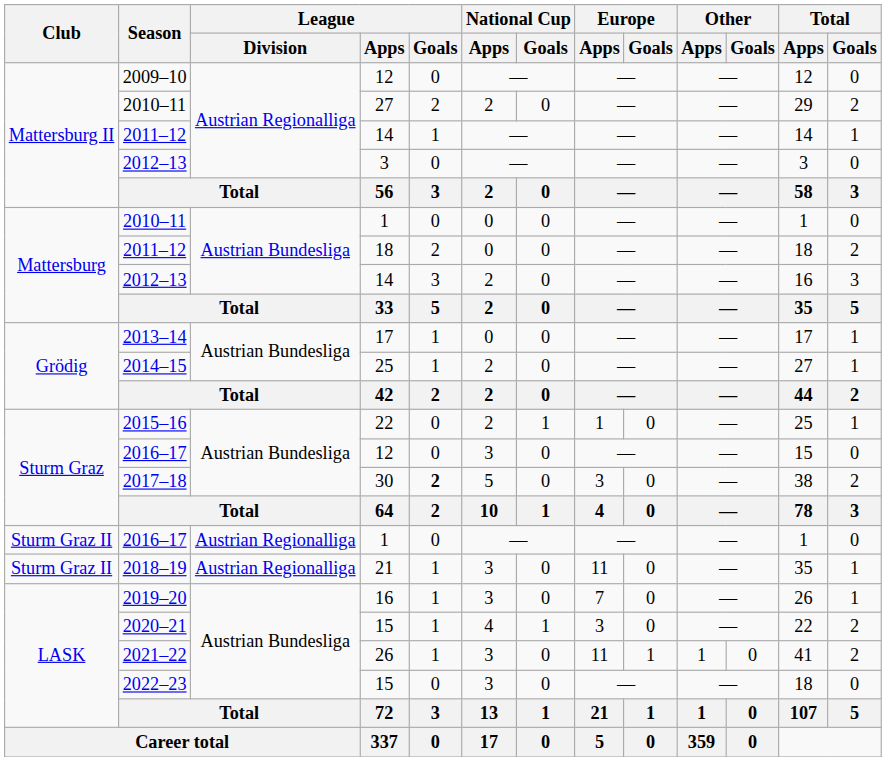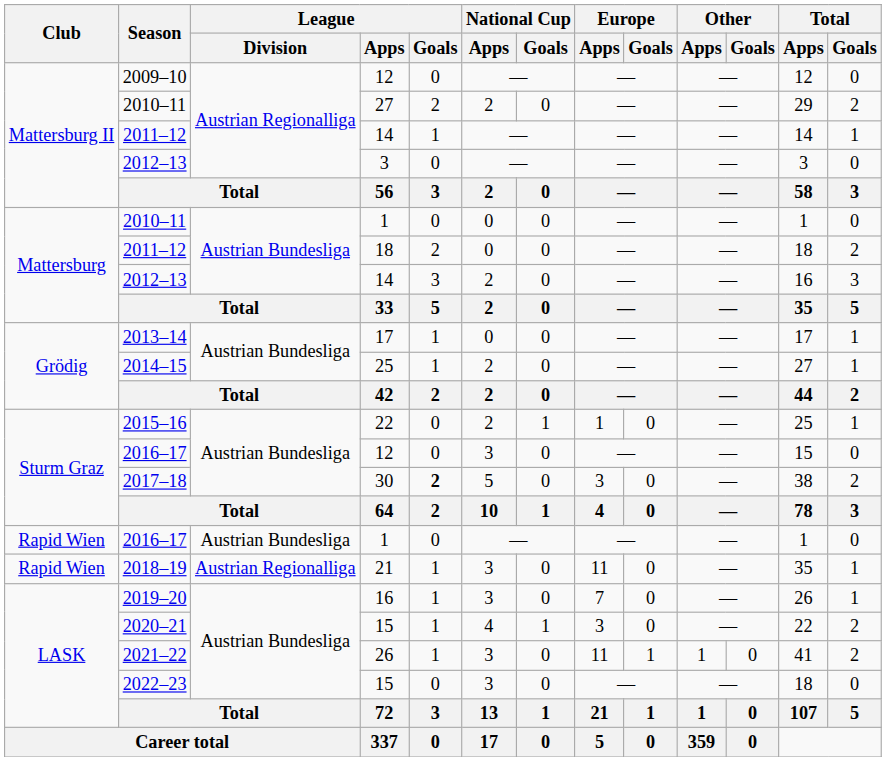(62, 539) Sturm Graz II -> (62, 539) Rapid Wien
(275, 539) Austrian Regionalliga -> (275, 539) Austrian Bundesliga
(62, 568) Sturm Graz II -> (62, 568) Rapid Wien
